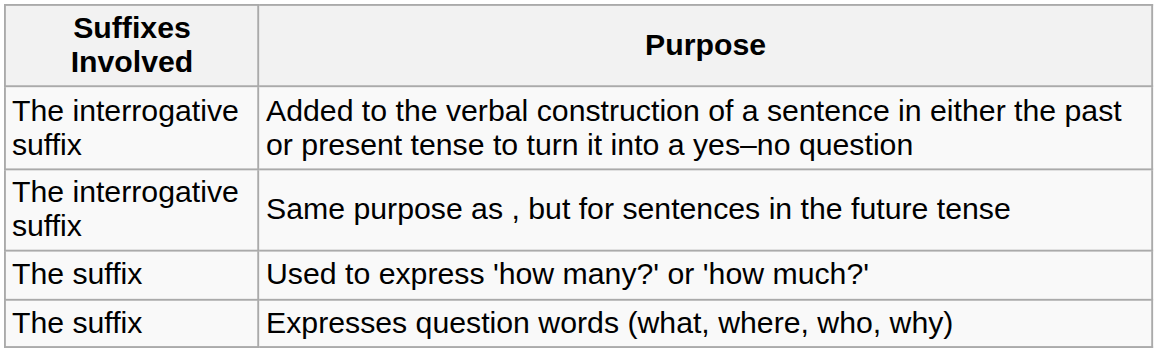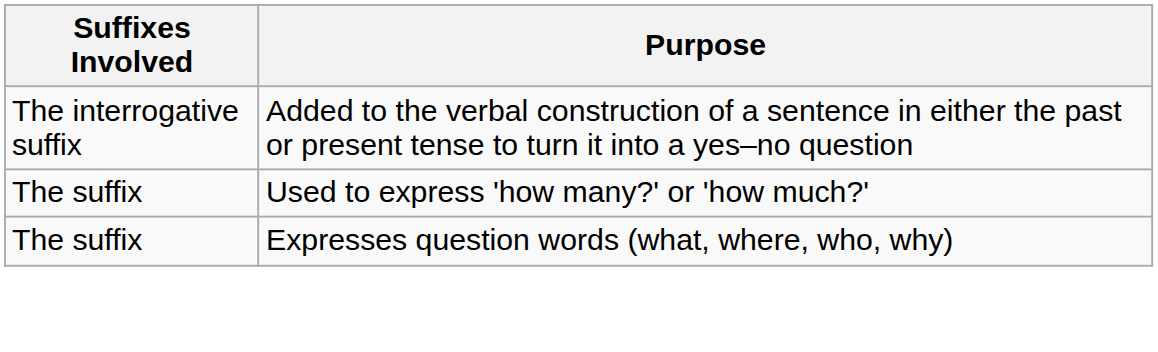- row: (638, 209)
